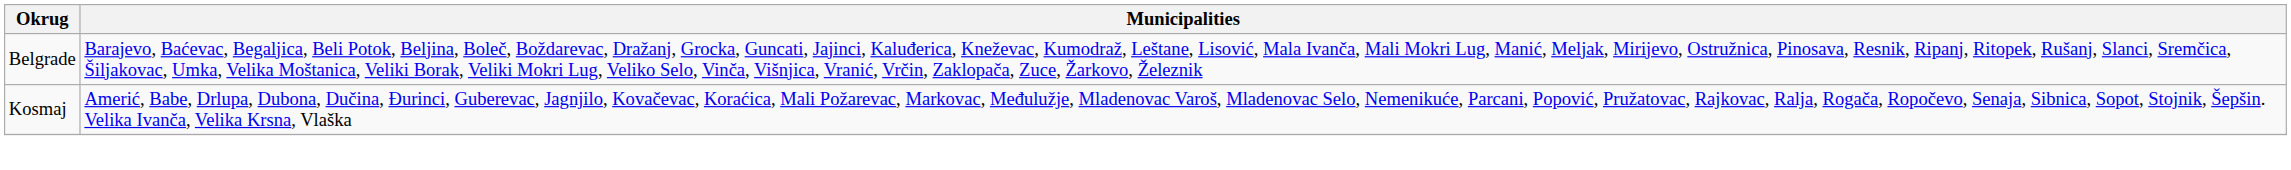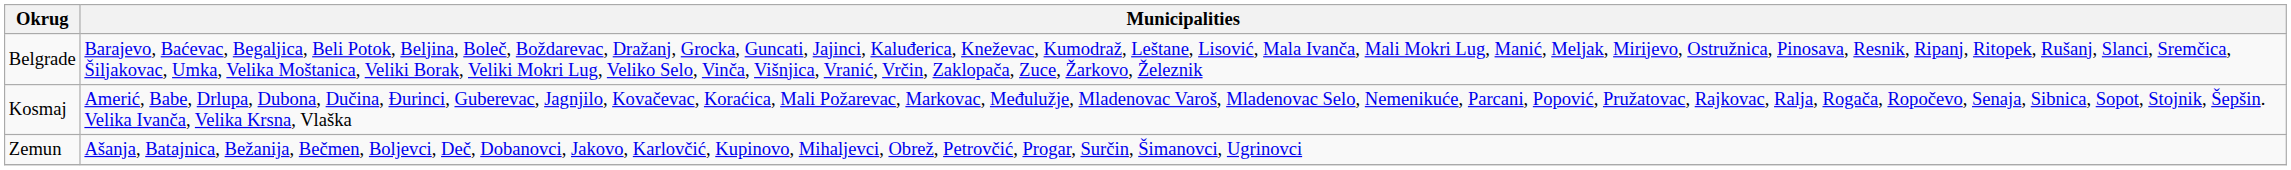+ row: (35, 149)
